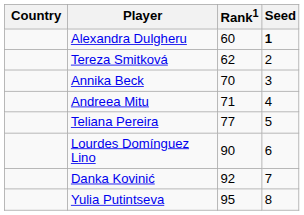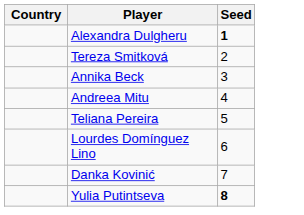- column: (240, 16)
(268, 199) normal -> (224, 196) bold
